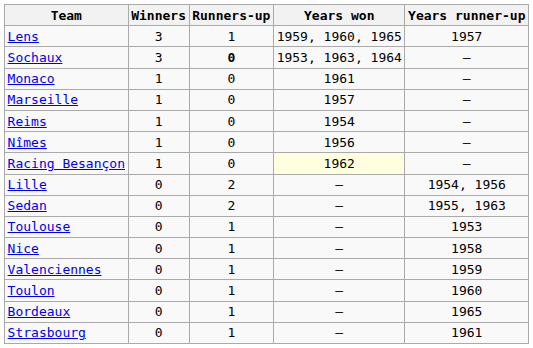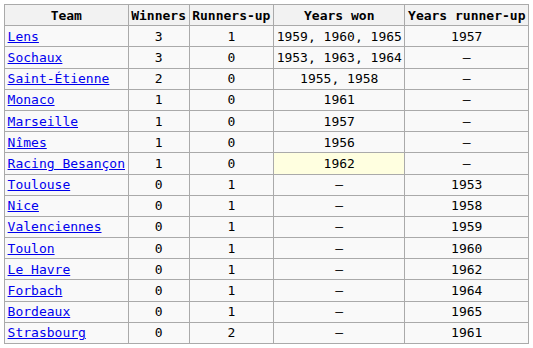(231, 57) bold -> (231, 57) normal
+ row: (58, 79)
- row: (27, 121)
- row: (27, 185)
- row: (27, 206)
+ row: (39, 269)
+ row: (35, 291)
(231, 333) 1 -> (231, 333) 2
